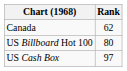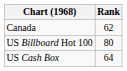(109, 58) 97 -> (109, 58) 64
